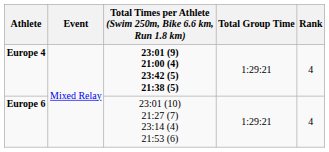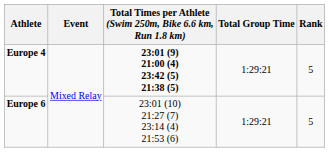(311, 70) 4 -> (311, 70) 5
(311, 122) 4 -> (311, 122) 5
